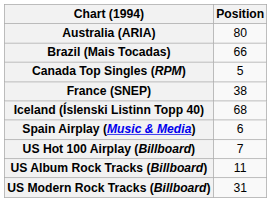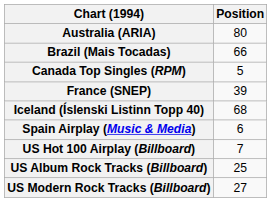(240, 91) 38 -> (240, 91) 39
(240, 168) 11 -> (240, 168) 25
(240, 187) 31 -> (240, 187) 27
